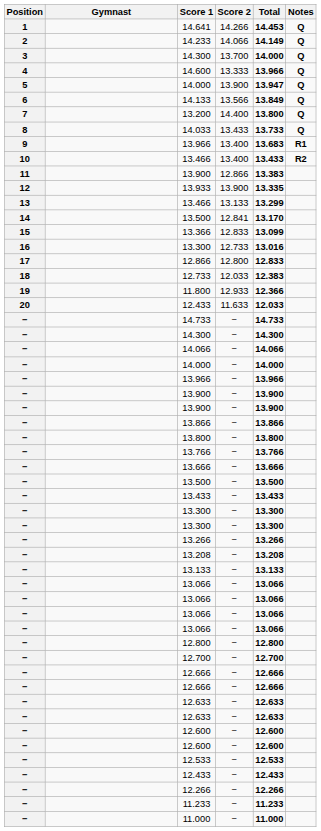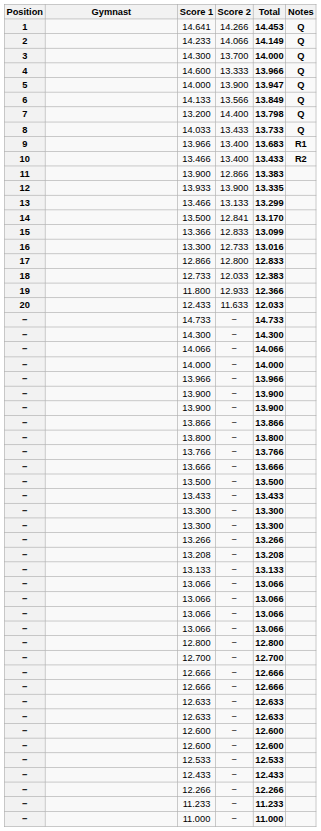(269, 115) 13.800 -> (269, 115) 13.798
